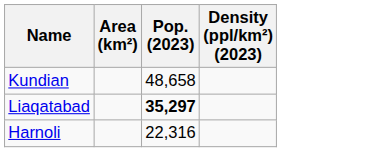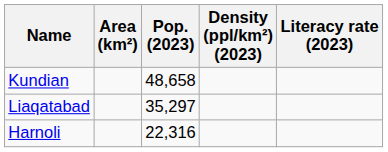+ column: (330, 36)
(171, 106) bold -> (171, 106) normal
